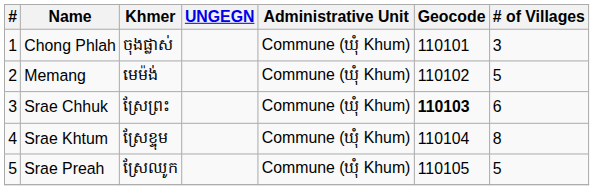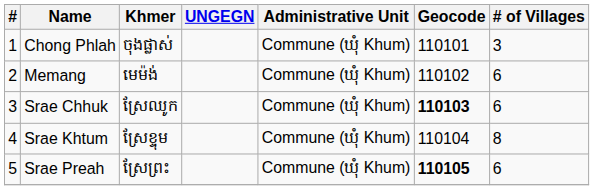(497, 76) 5 -> (497, 76) 6
(146, 106) ស្រែព្រះ -> (150, 106) ស្រែឈូក
(150, 168) ស្រែឈូក -> (146, 168) ស្រែព្រះ
(444, 169) normal -> (444, 169) bold
(497, 169) 5 -> (497, 169) 6
